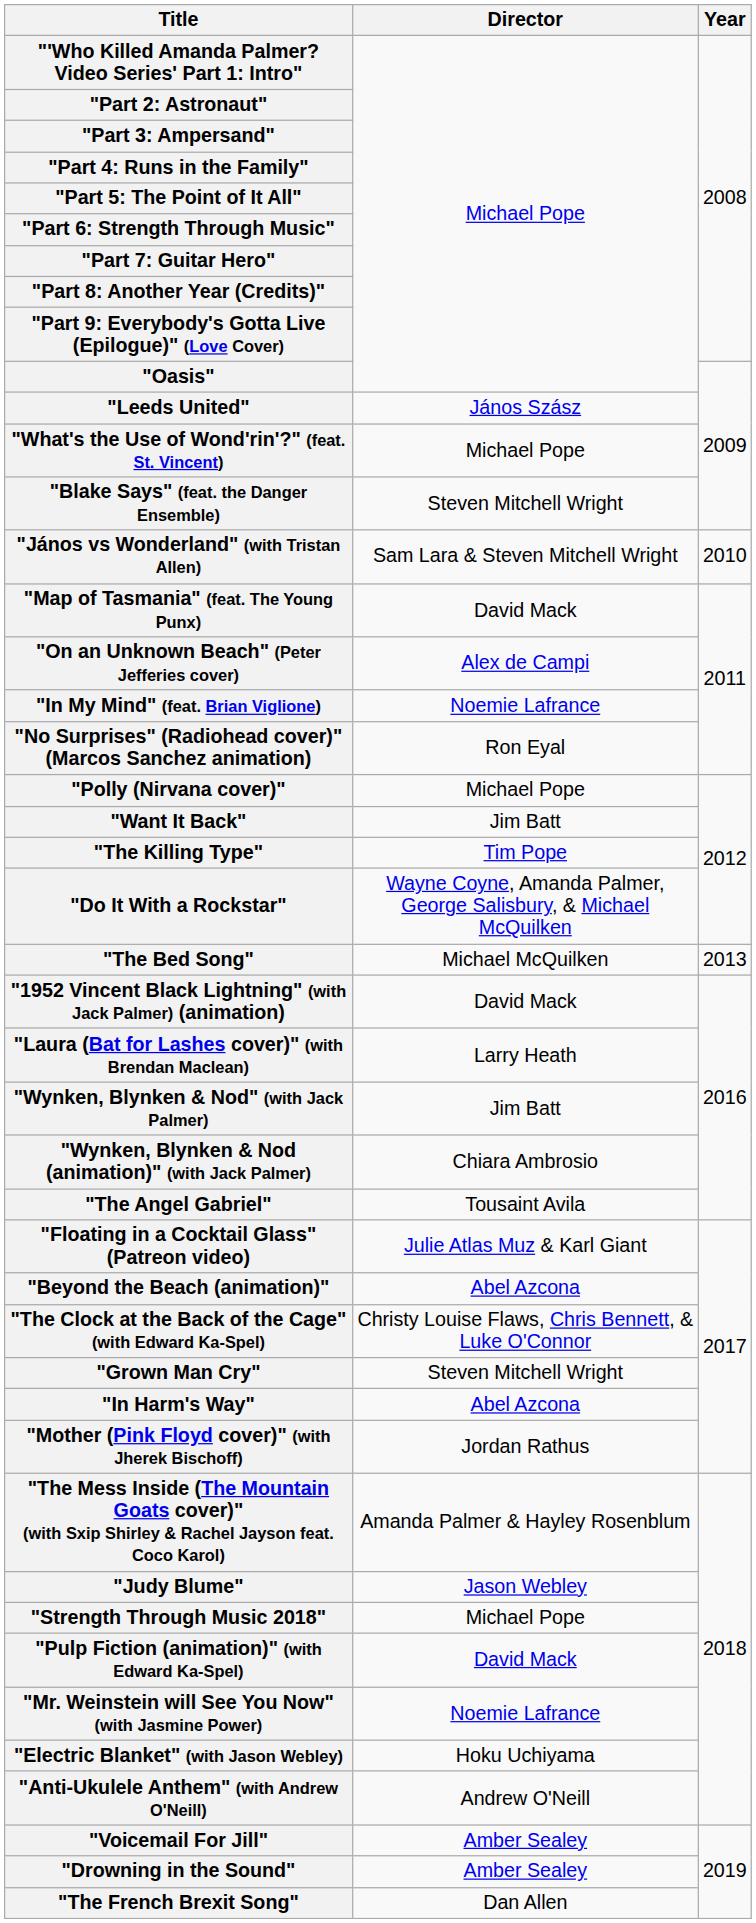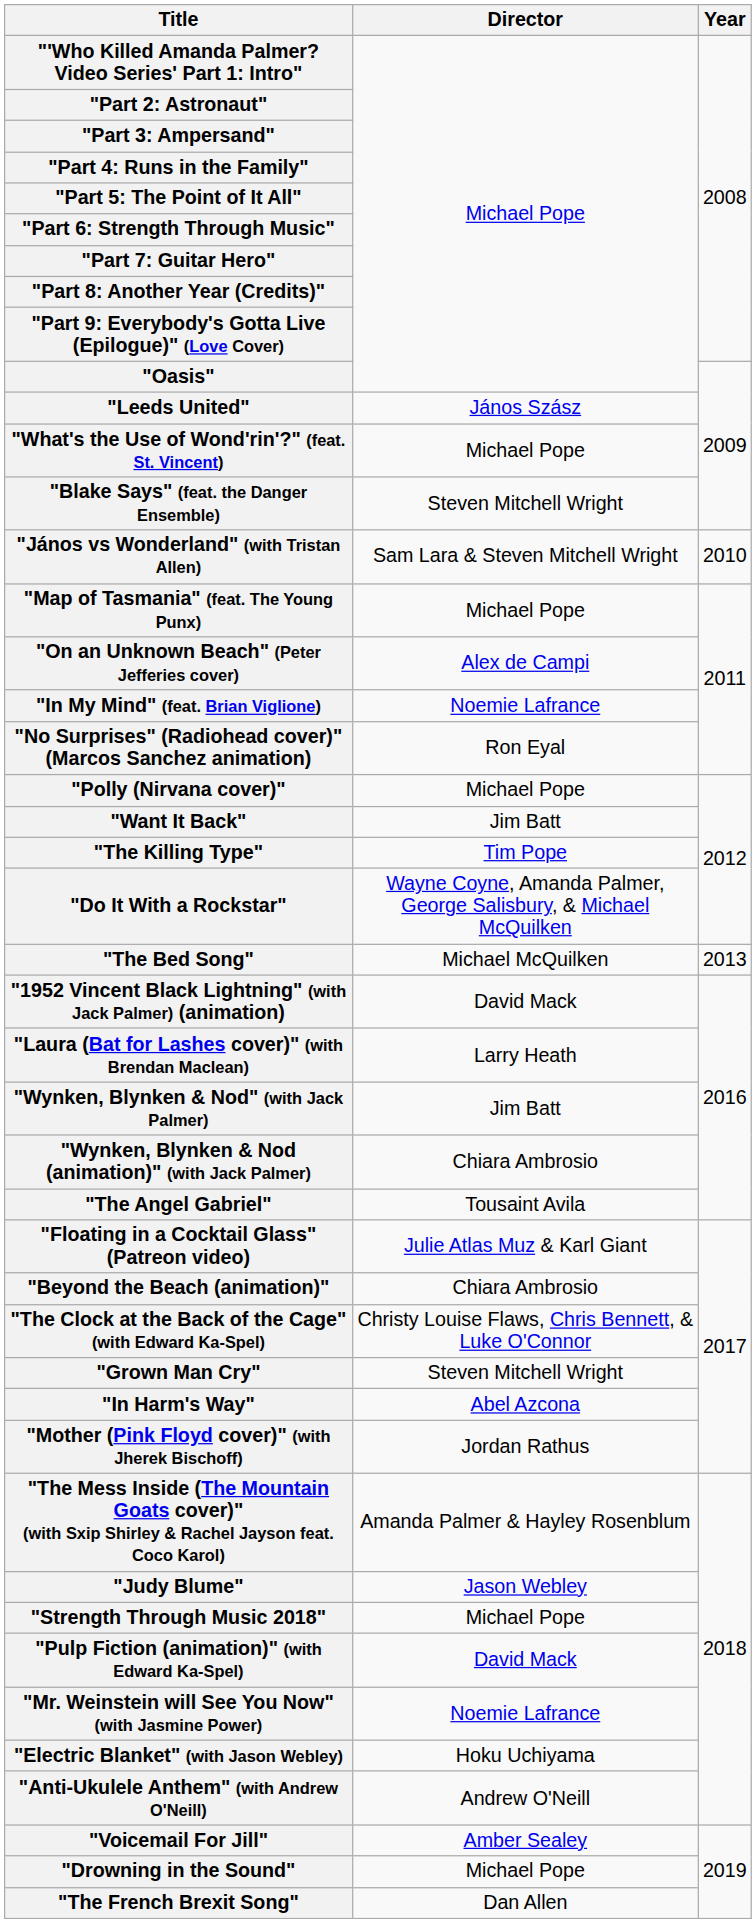(525, 610) David Mack -> (525, 610) Michael Pope
(525, 1288) Abel Azcona -> (525, 1288) Chiara Ambrosio
(525, 1871) Amber Sealey -> (525, 1871) Michael Pope
